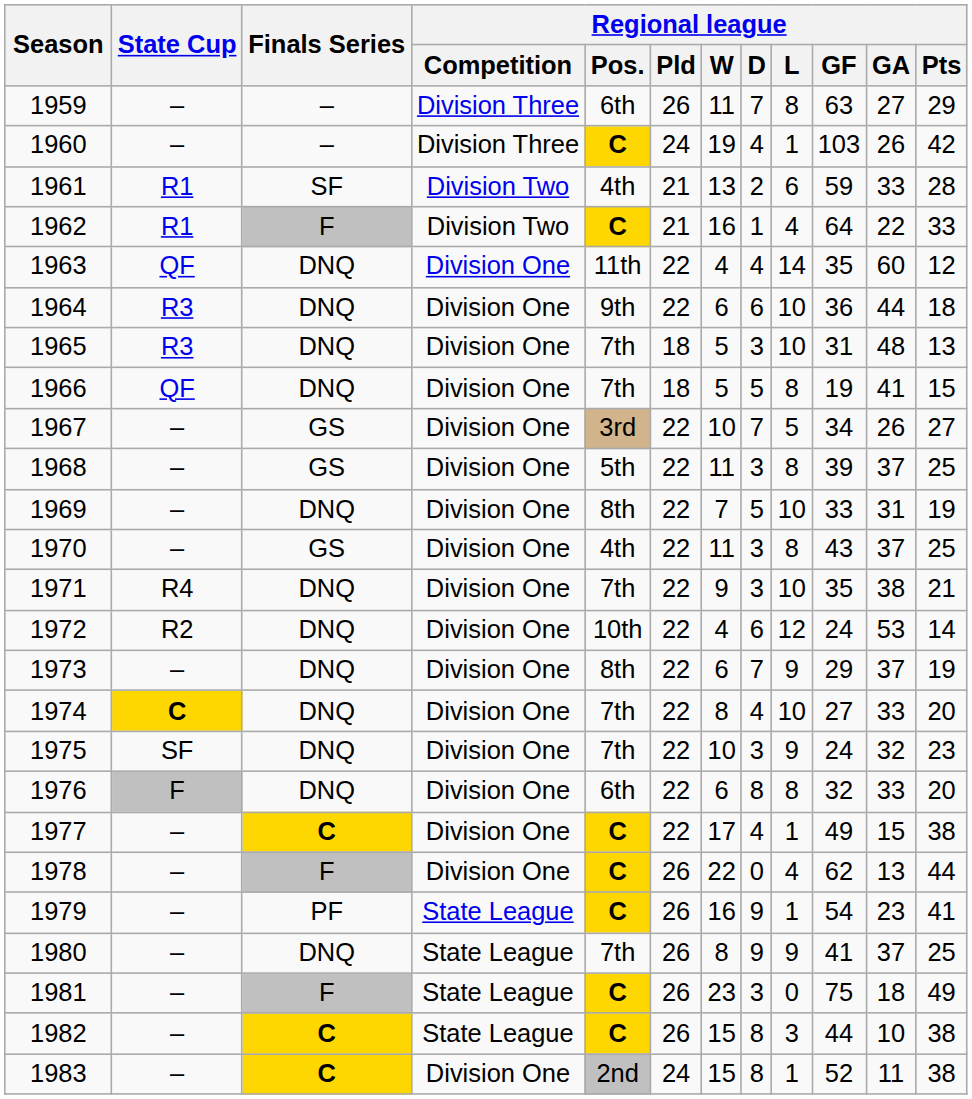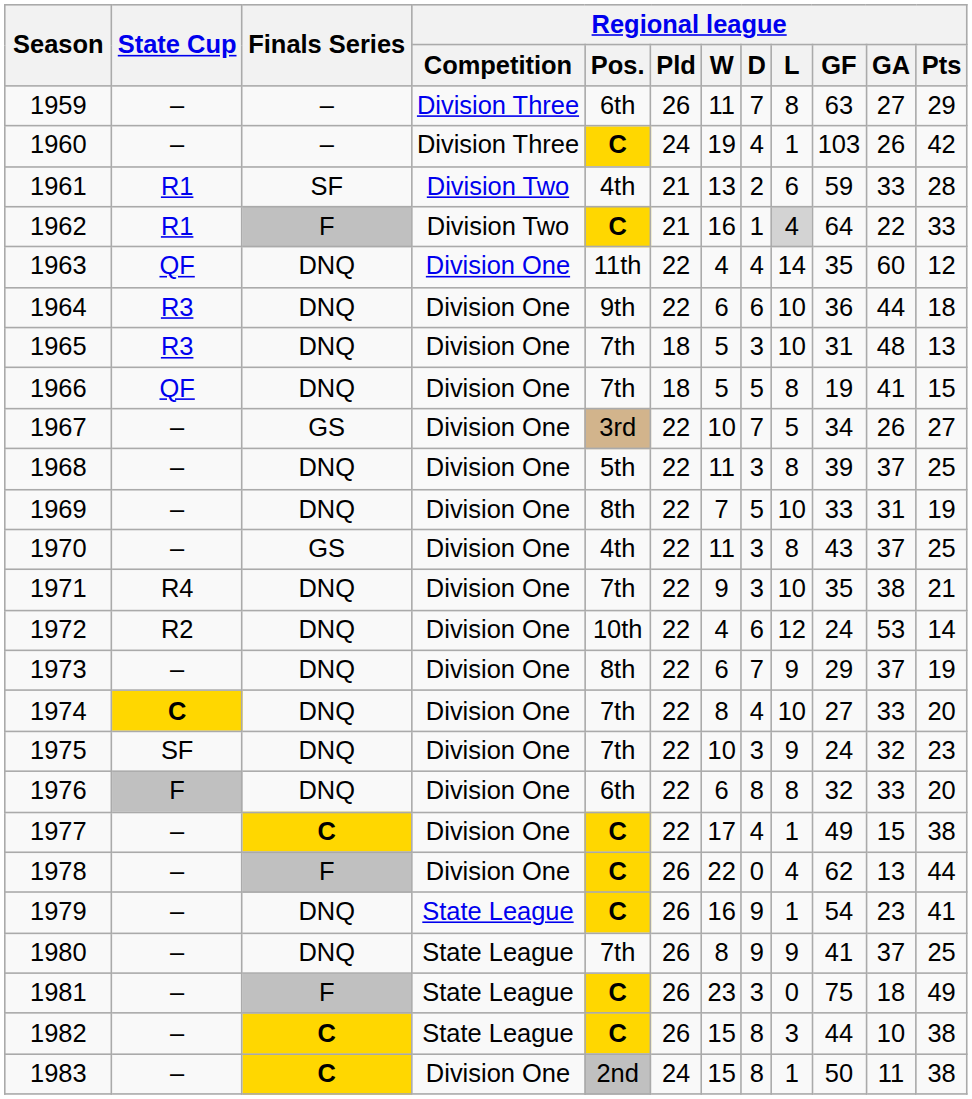(792, 226) no background -> (792, 226) lightgrey background
(327, 468) GS -> (327, 468) DNQ
(327, 912) PF -> (327, 912) DNQ
(839, 1073) 52 -> (839, 1073) 50
